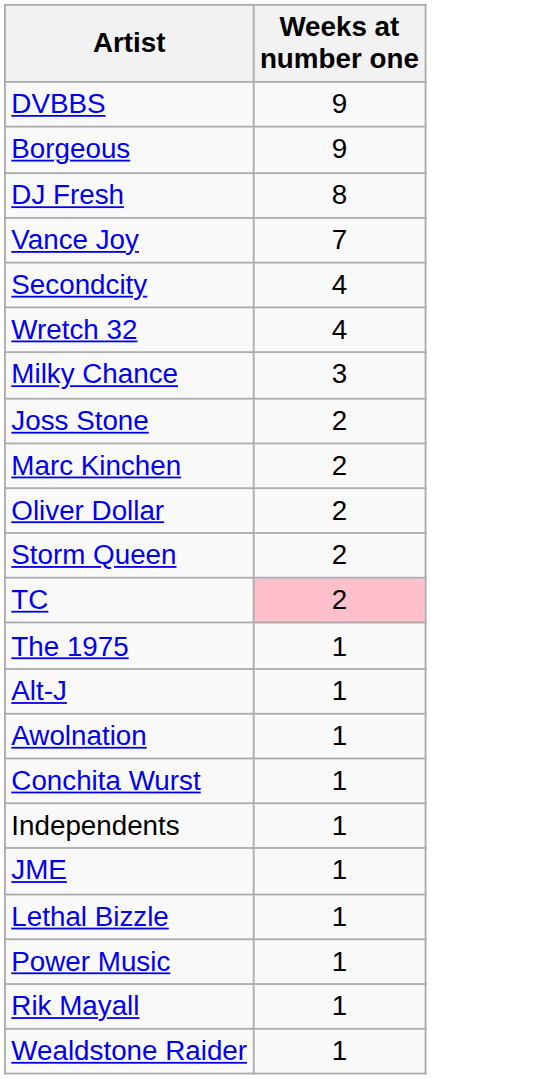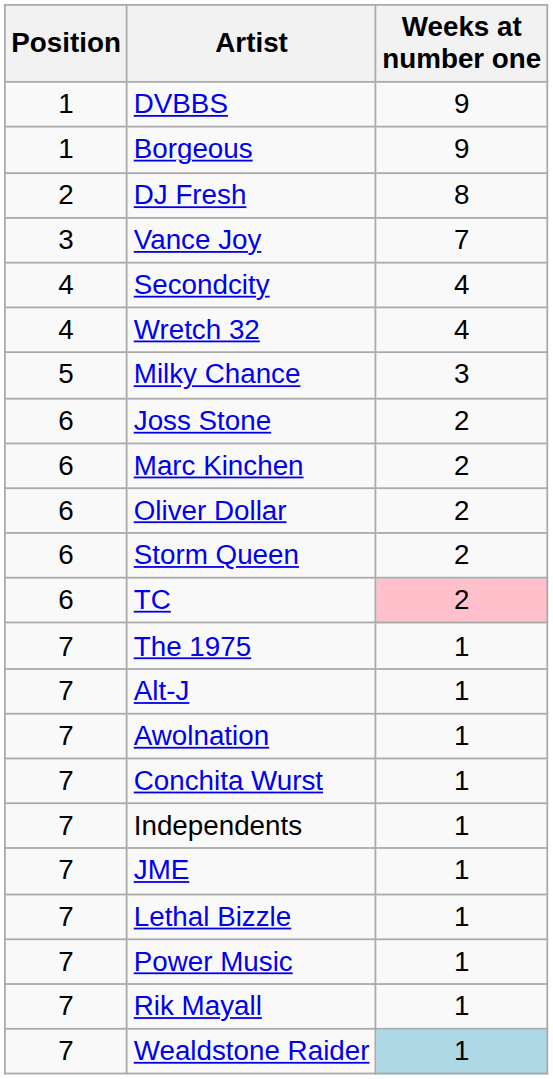+ column: (66, 42)
(339, 1050) no background -> (462, 1050) lightblue background
